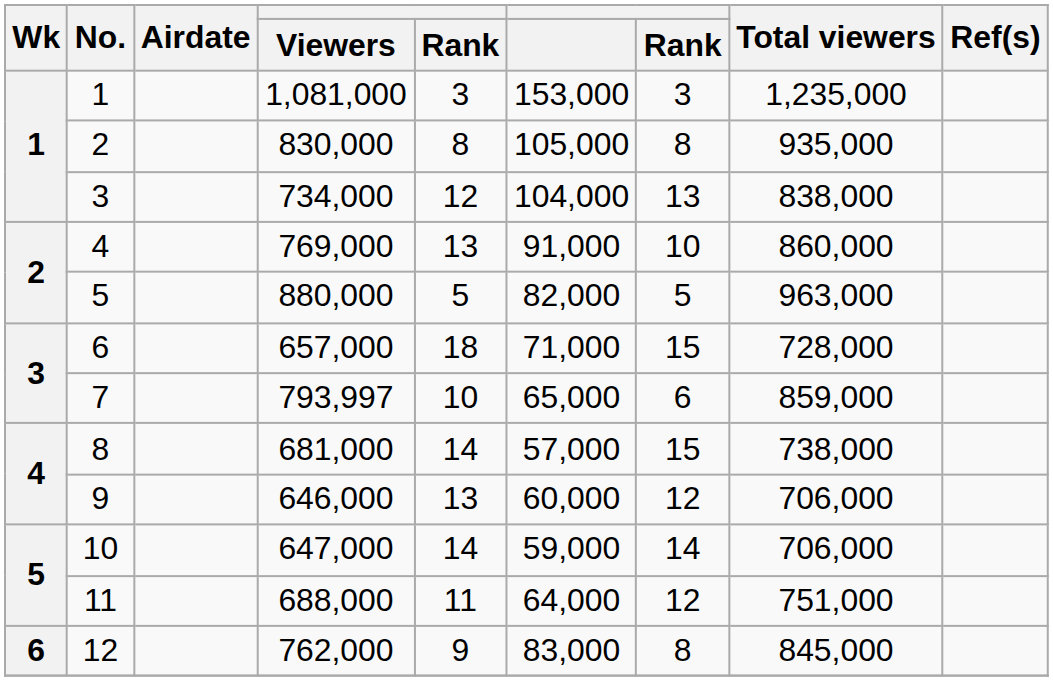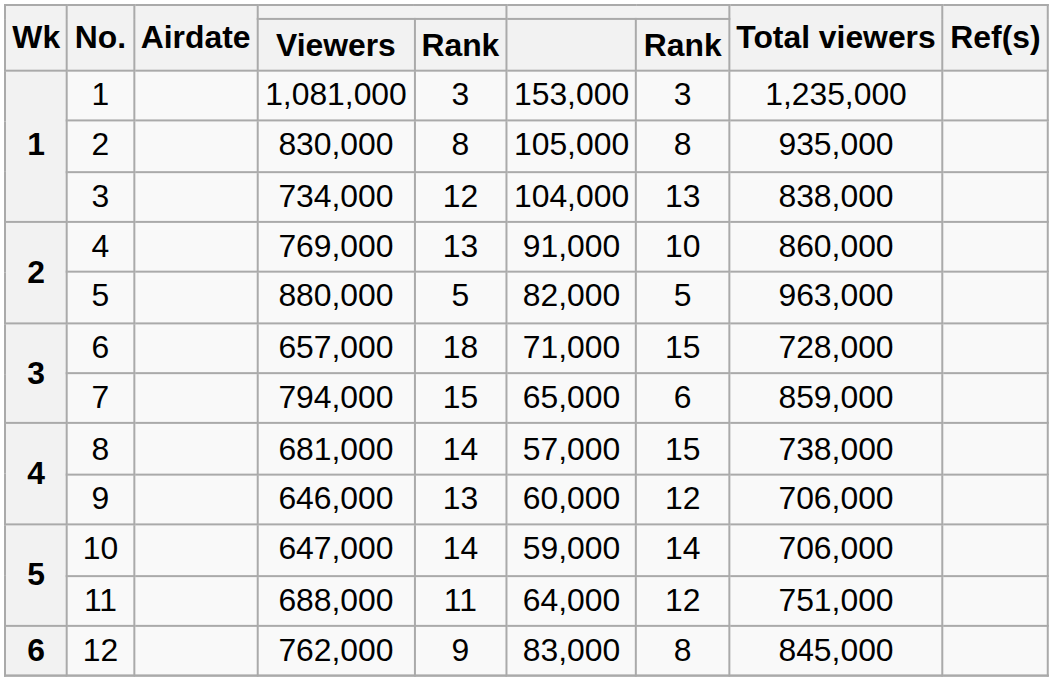(336, 397) 793,997 -> (336, 397) 794,000
(460, 397) 10 -> (460, 397) 15
